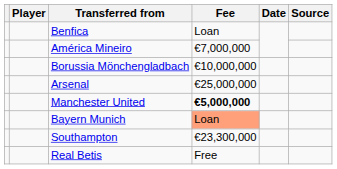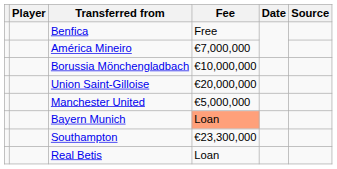(207, 31) Loan -> (206, 31) Free
- row: (70, 84)
+ row: (100, 84)
(222, 102) bold -> (222, 102) normal
(206, 155) Free -> (207, 155) Loan
